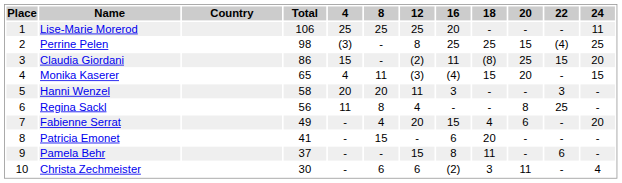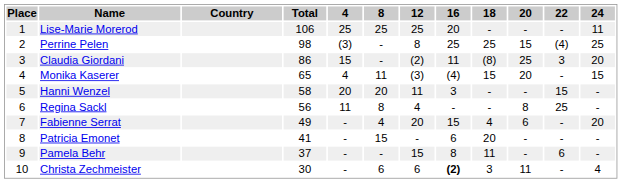(562, 60) 15 -> (562, 60) 3
(562, 91) 3 -> (562, 91) 15
(453, 169) normal -> (453, 169) bold
